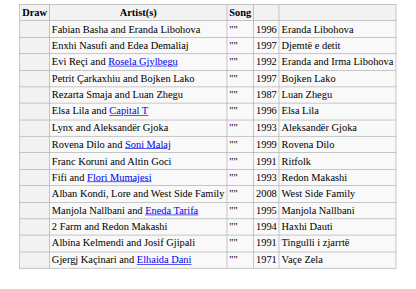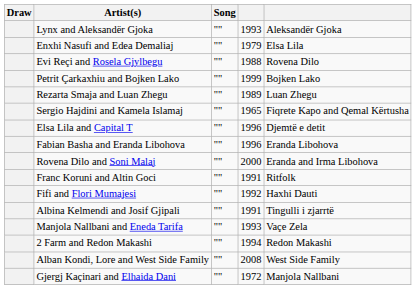rows swapped: (110, 128) <-> (126, 29)
(266, 45) 1997 -> (251, 45) 1979
(311, 45) Djemtë e detit -> (285, 45) Elsa Lila
(266, 62) 1992 -> (251, 62) 1988
(337, 62) Eranda and Irma Libohova -> (293, 62) Rovena Dilo
(266, 78) 1997 -> (251, 78) 1999
(266, 95) 1987 -> (251, 95) 1989
+ row: (110, 111)
(300, 111) Elsa Lila -> (296, 128) Djemtë e detit
(266, 144) 1999 -> (251, 161) 2000
(308, 144) Rovena Dilo -> (322, 161) Eranda and Irma Libohova
(266, 177) 1993 -> (251, 194) 1992
(314, 177) Redon Makashi -> (292, 194) Haxhi Dauti
rows swapped: (124, 243) <-> (138, 194)
(266, 210) 1995 -> (251, 227) 1993
(318, 210) Manjola Nallbani -> (287, 227) Vaçe Zela
(307, 227) Haxhi Dauti -> (299, 243) Redon Makashi
(266, 260) 1971 -> (251, 276) 1972
(302, 260) Vaçe Zela -> (303, 276) Manjola Nallbani
